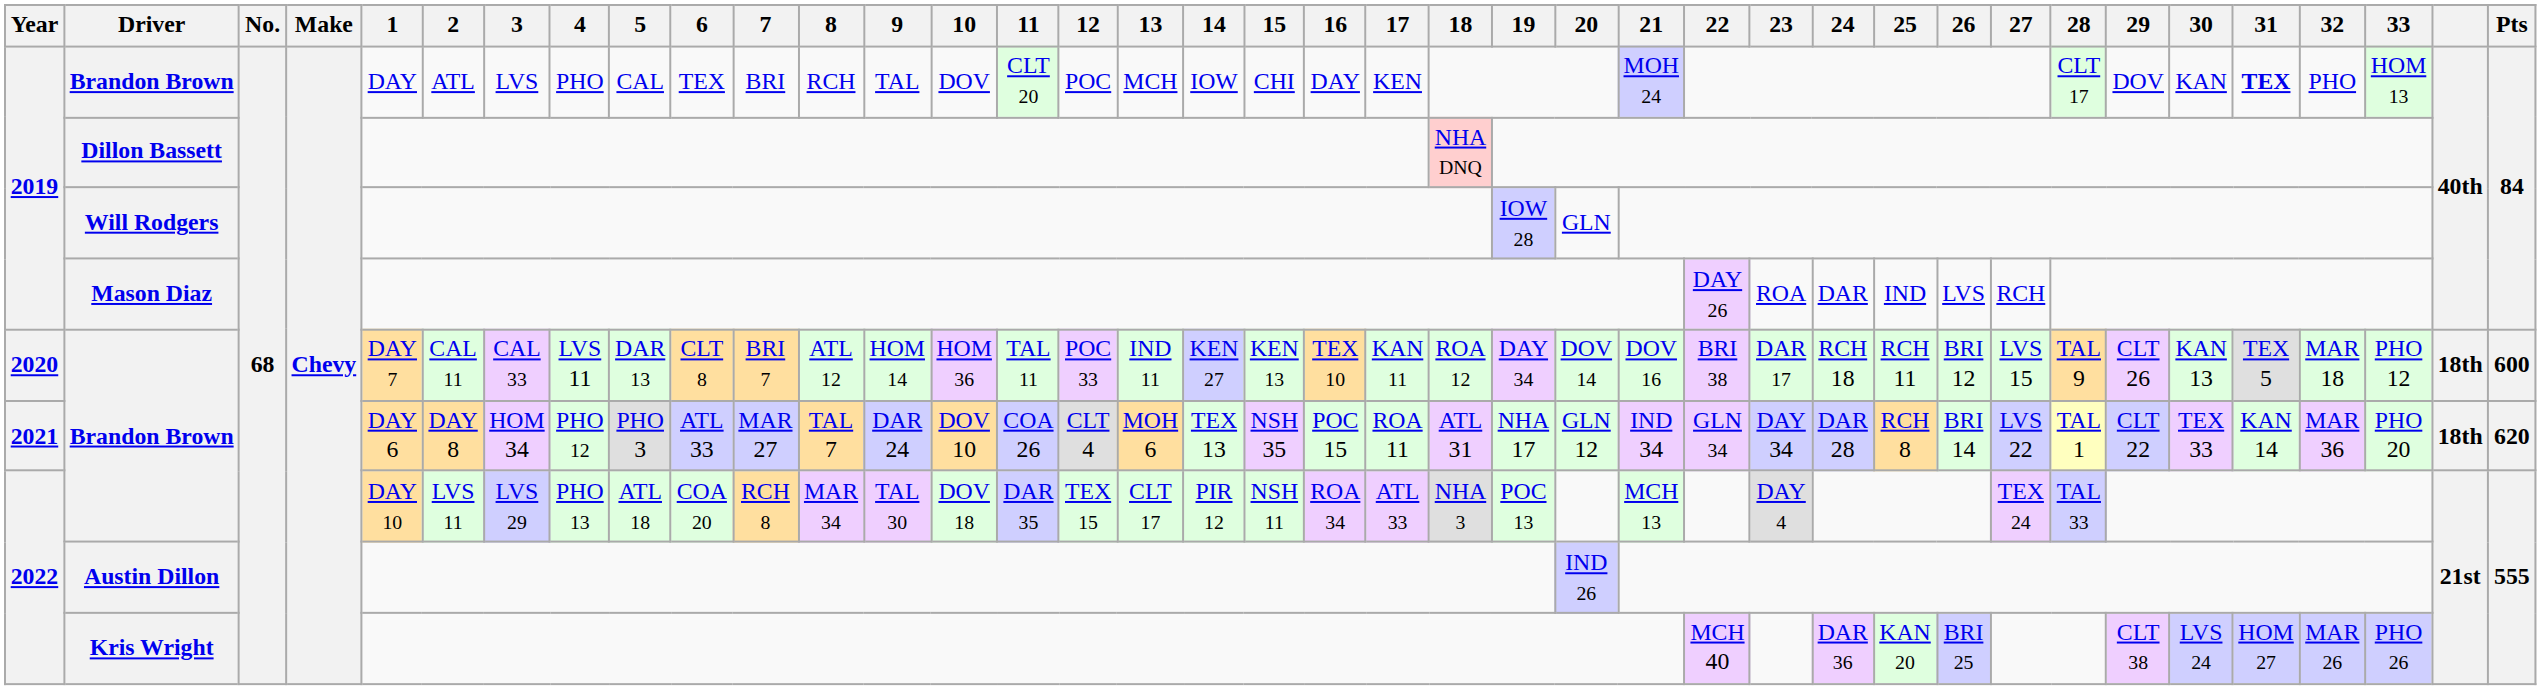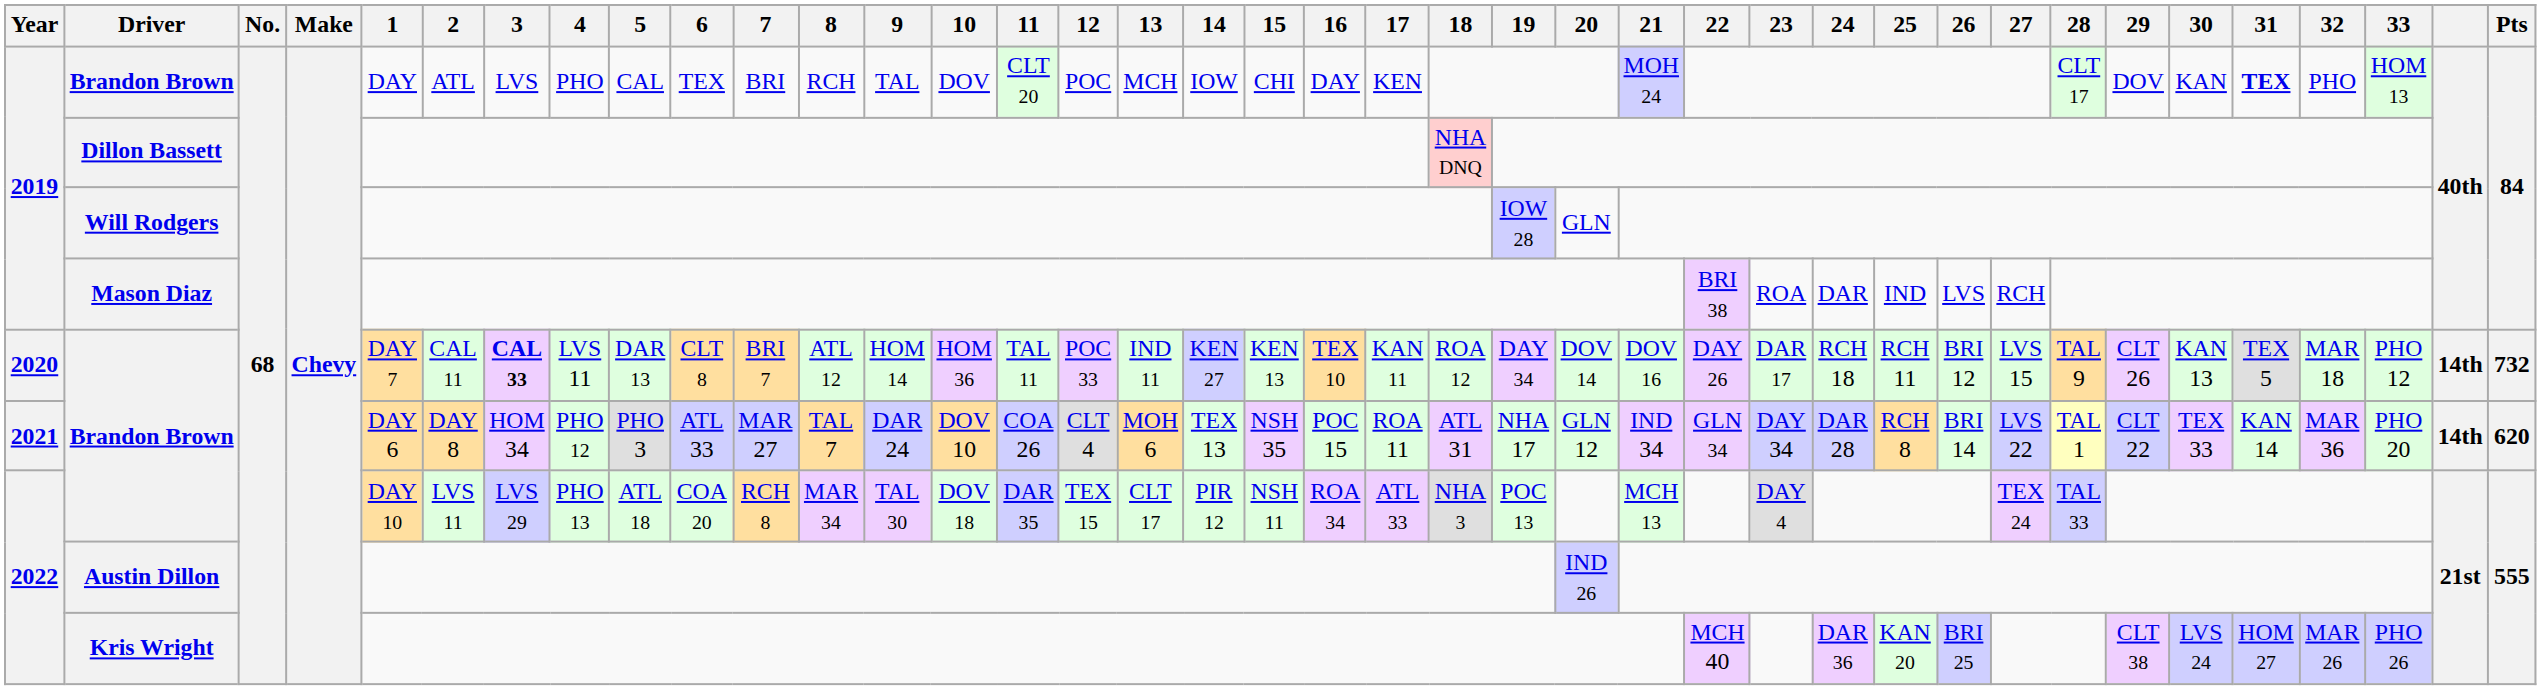(1718, 292) DAY 26 -> (1717, 292) BRI 38
(517, 363) normal -> (517, 364) bold
(1717, 363) BRI 38 -> (1718, 363) DAY 26
(2460, 364) 18th -> (2460, 364) 14th
(2512, 364) 600 -> (2512, 364) 732
(2460, 435) 18th -> (2460, 435) 14th
